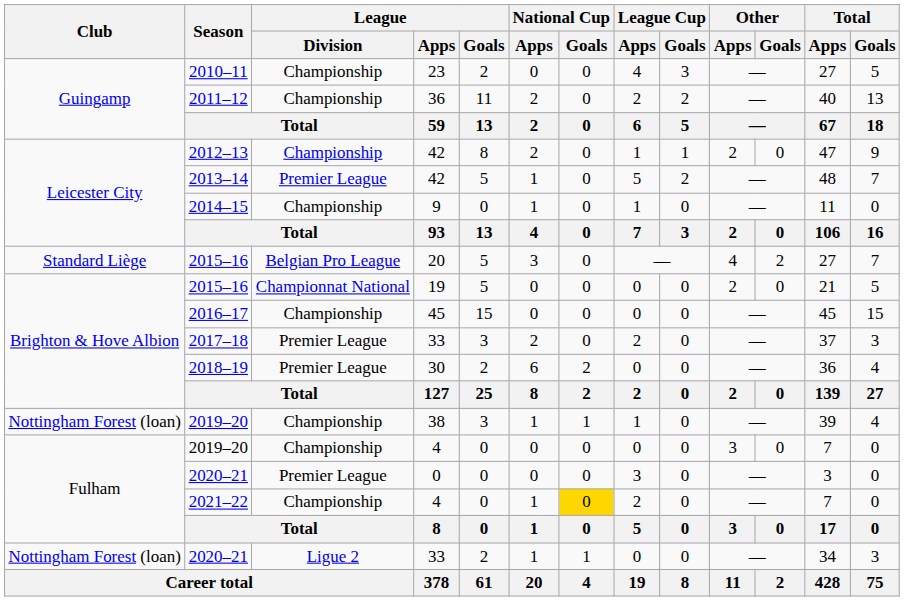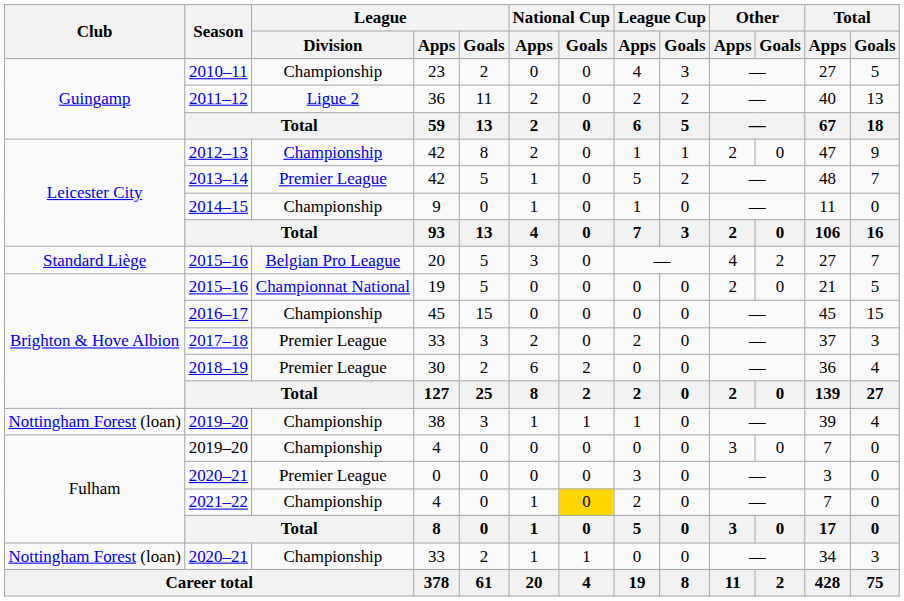(333, 98) Championship -> (333, 98) Ligue 2
(333, 555) Ligue 2 -> (333, 555) Championship
